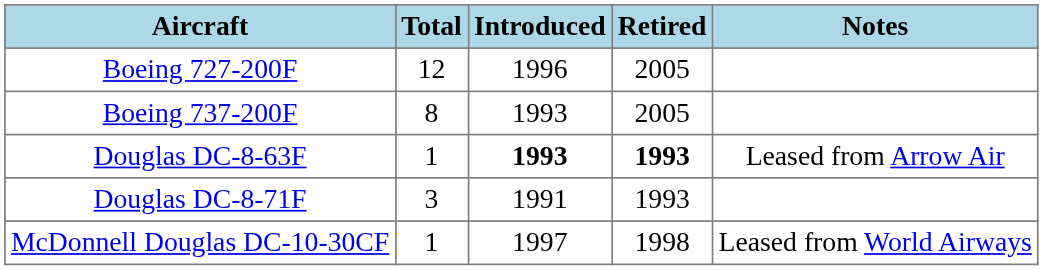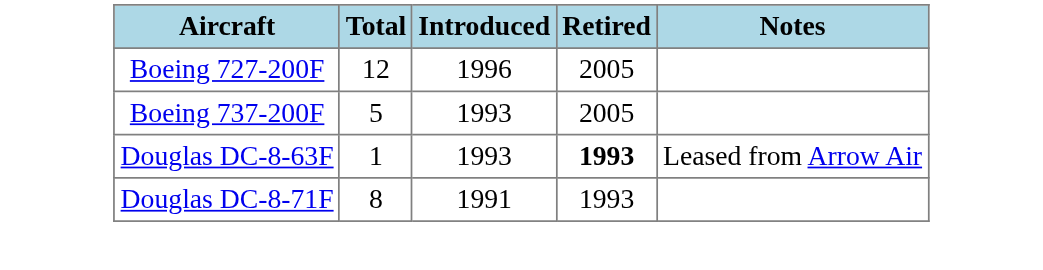(432, 112) 8 -> (376, 112) 5
(540, 155) bold -> (484, 155) normal
(432, 199) 3 -> (376, 199) 8
- row: (200, 242)
